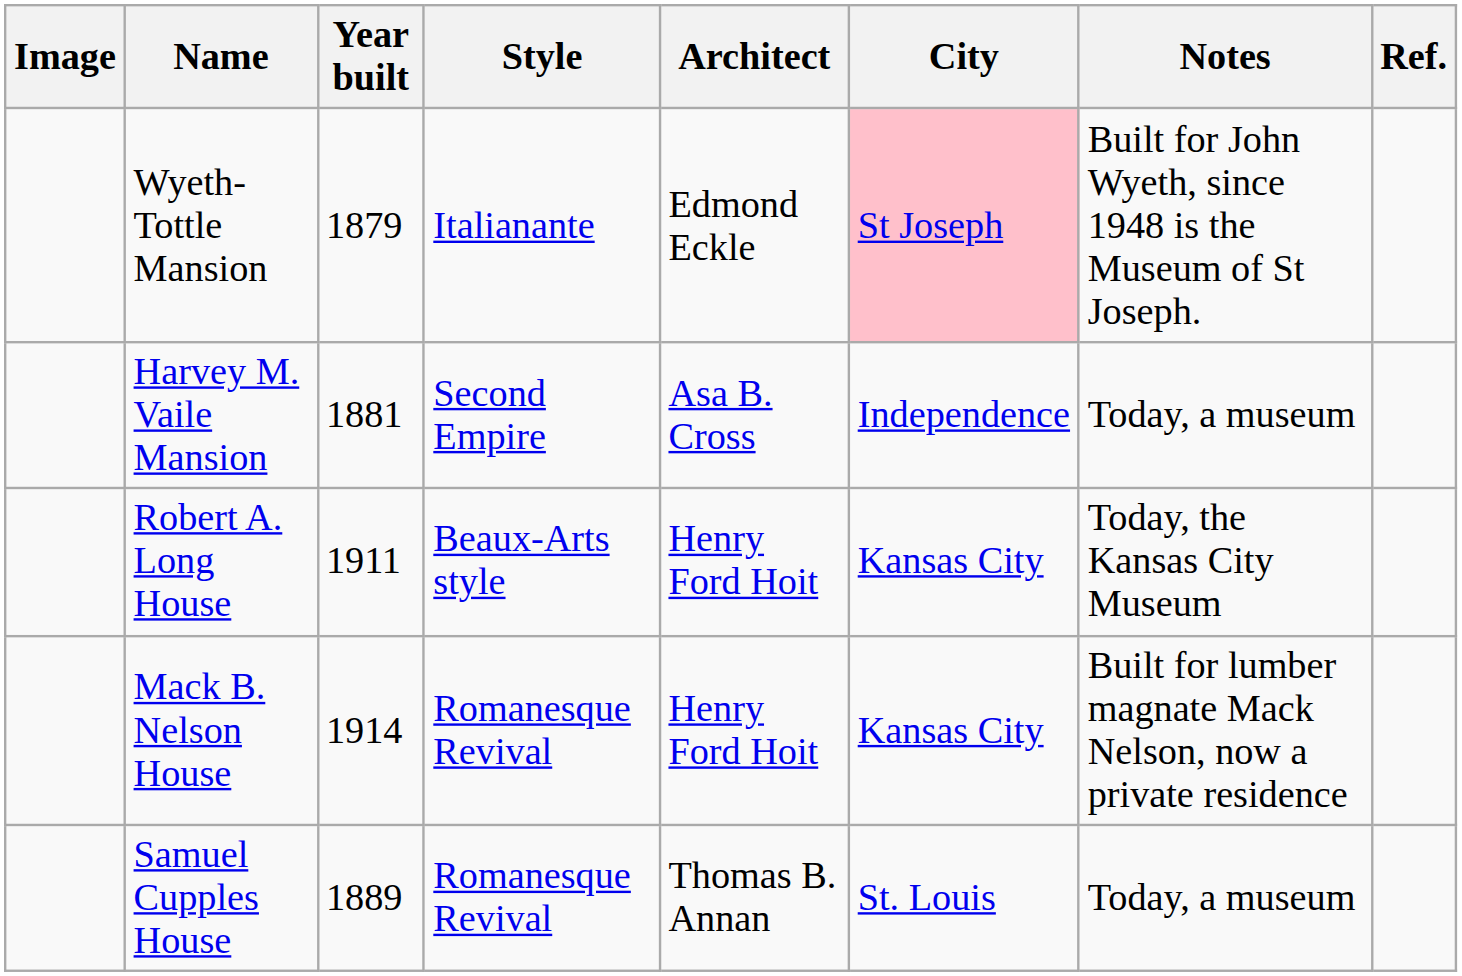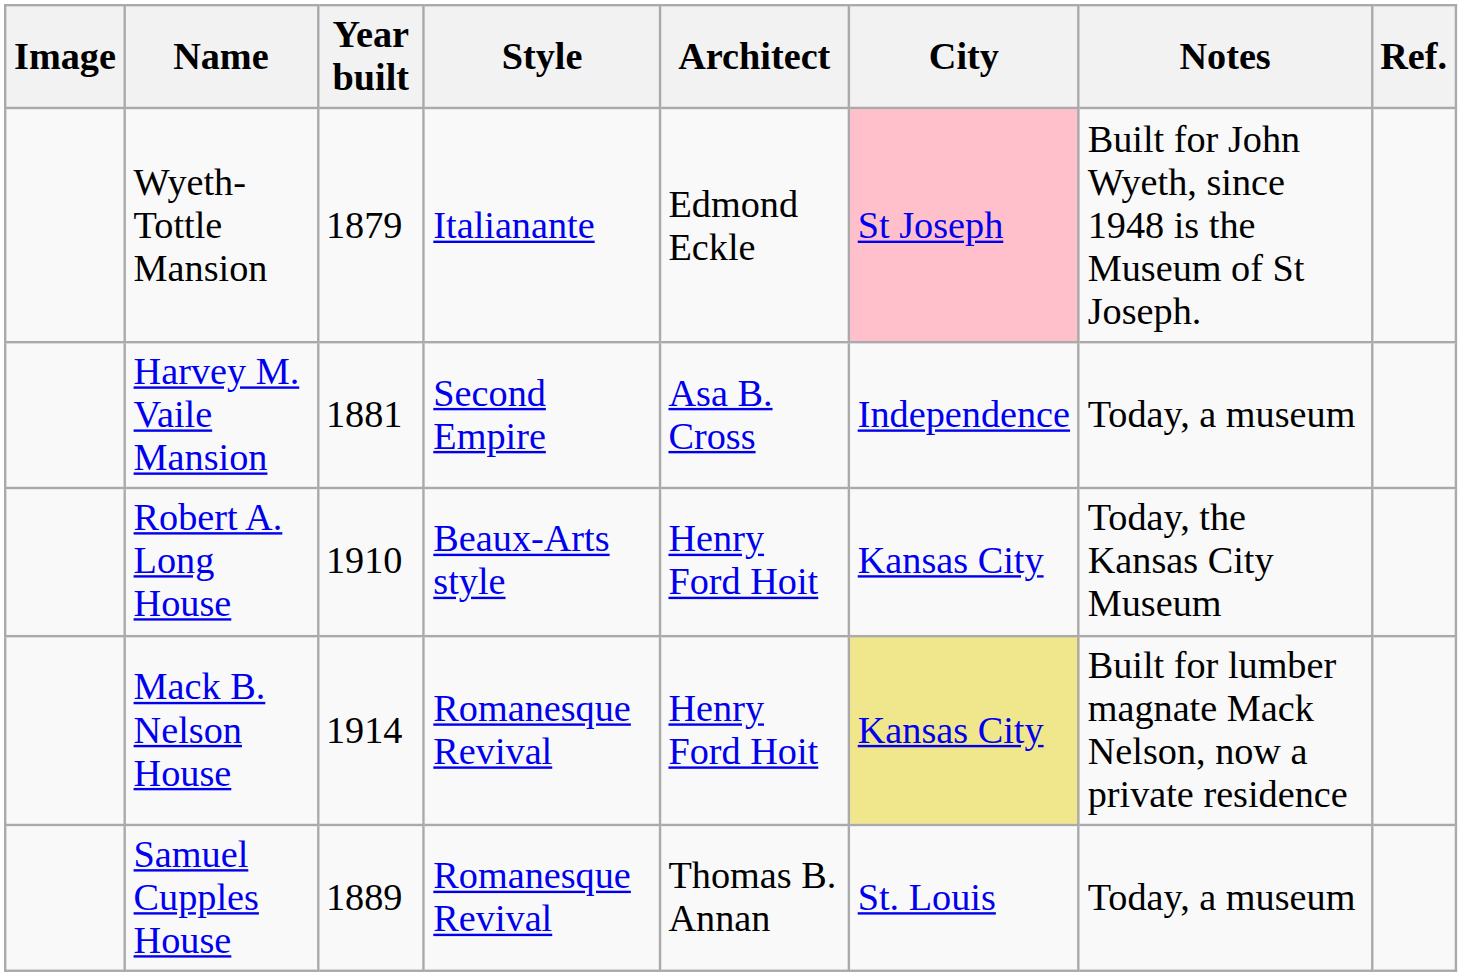(363, 560) 1911 -> (364, 560) 1910
(951, 729) no background -> (951, 729) khaki background
